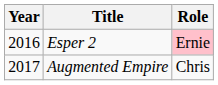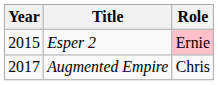(24, 42) 2016 -> (24, 42) 2015
